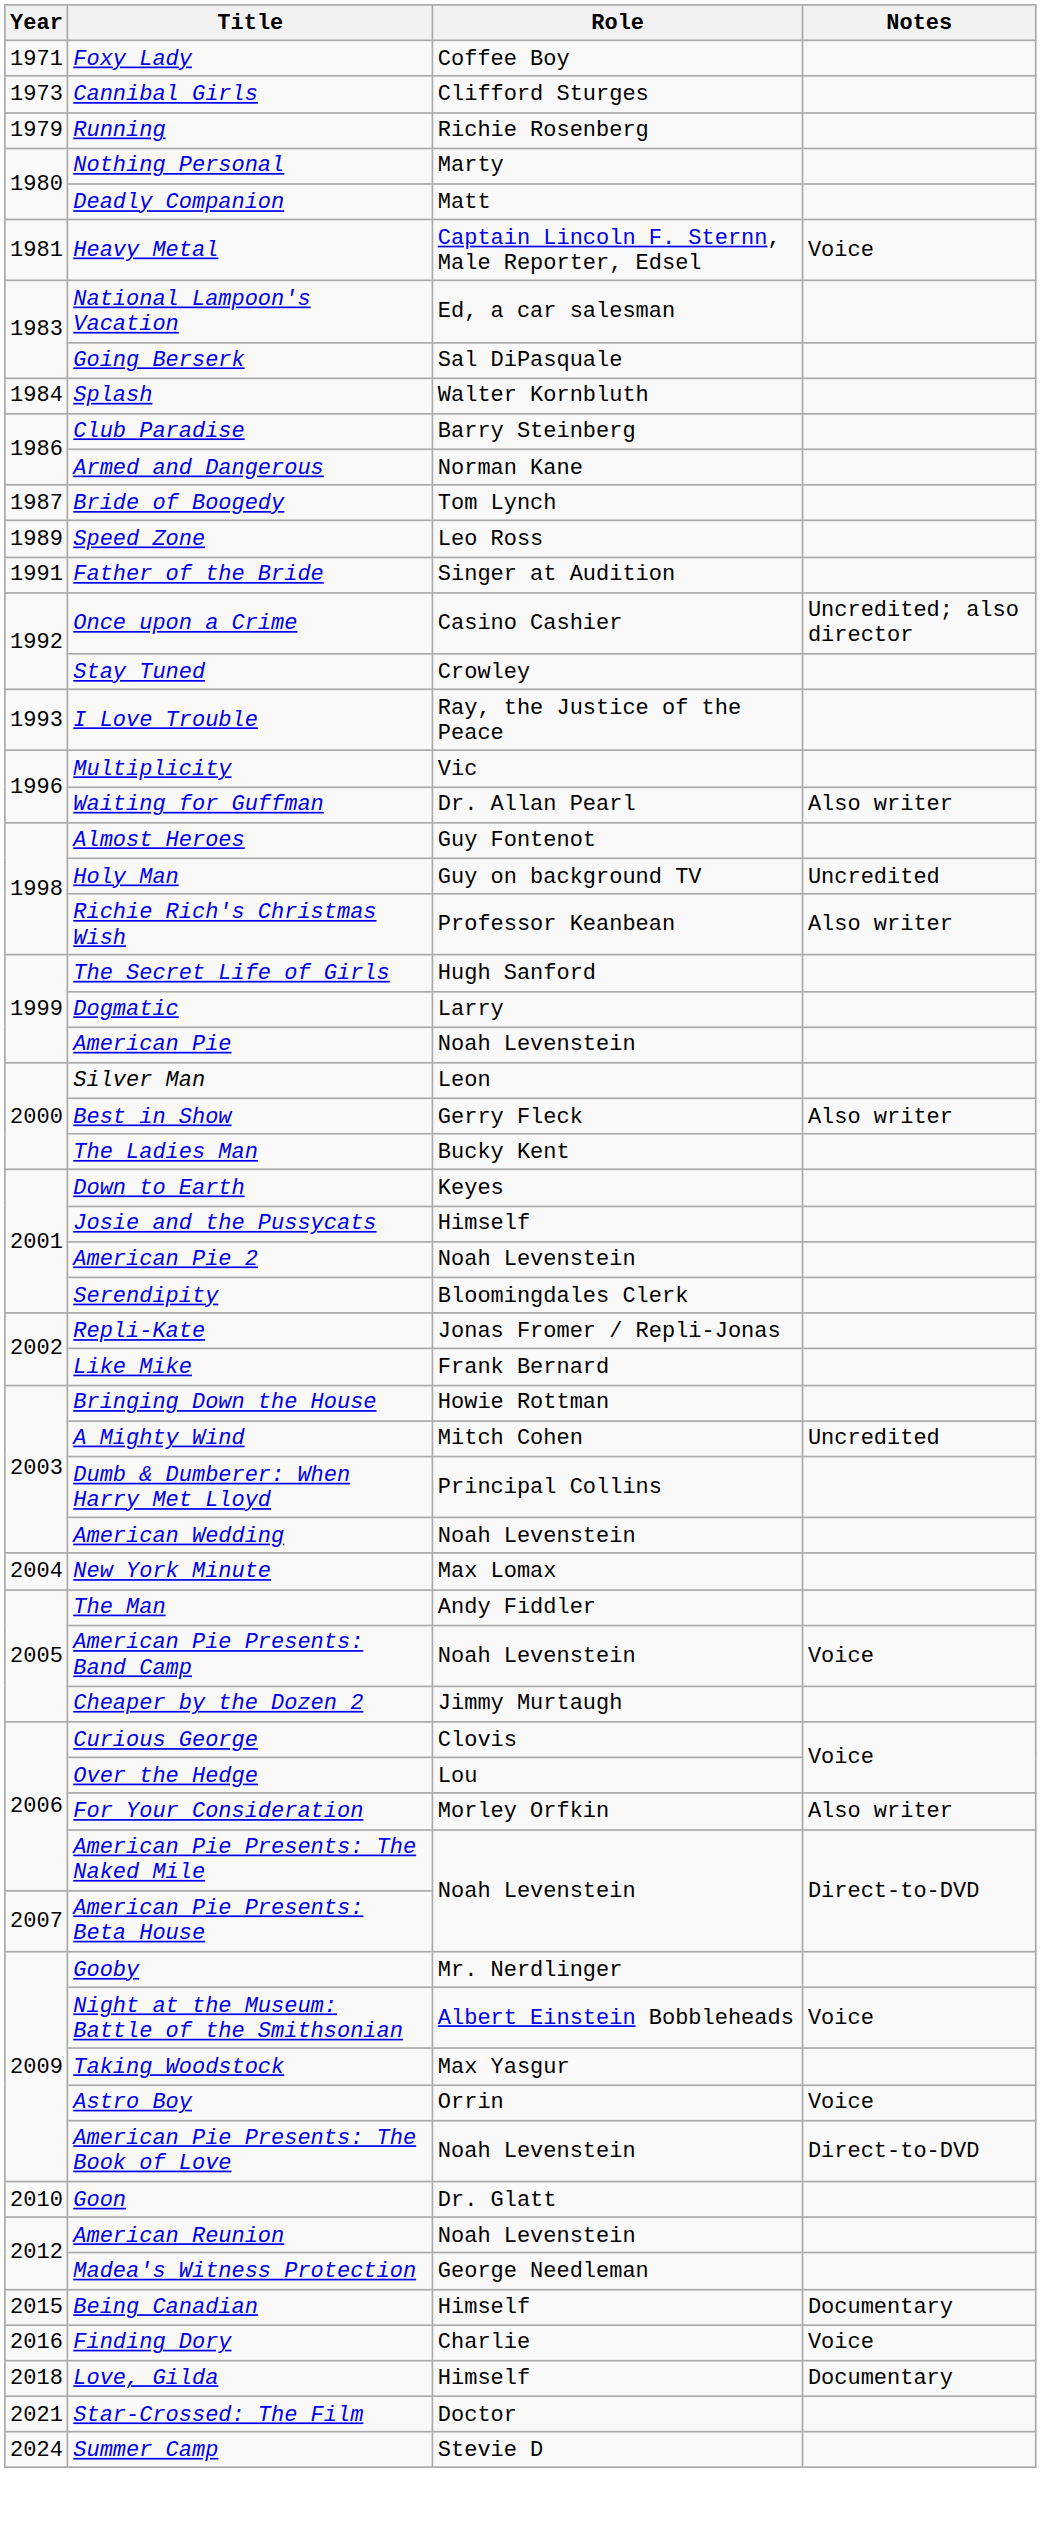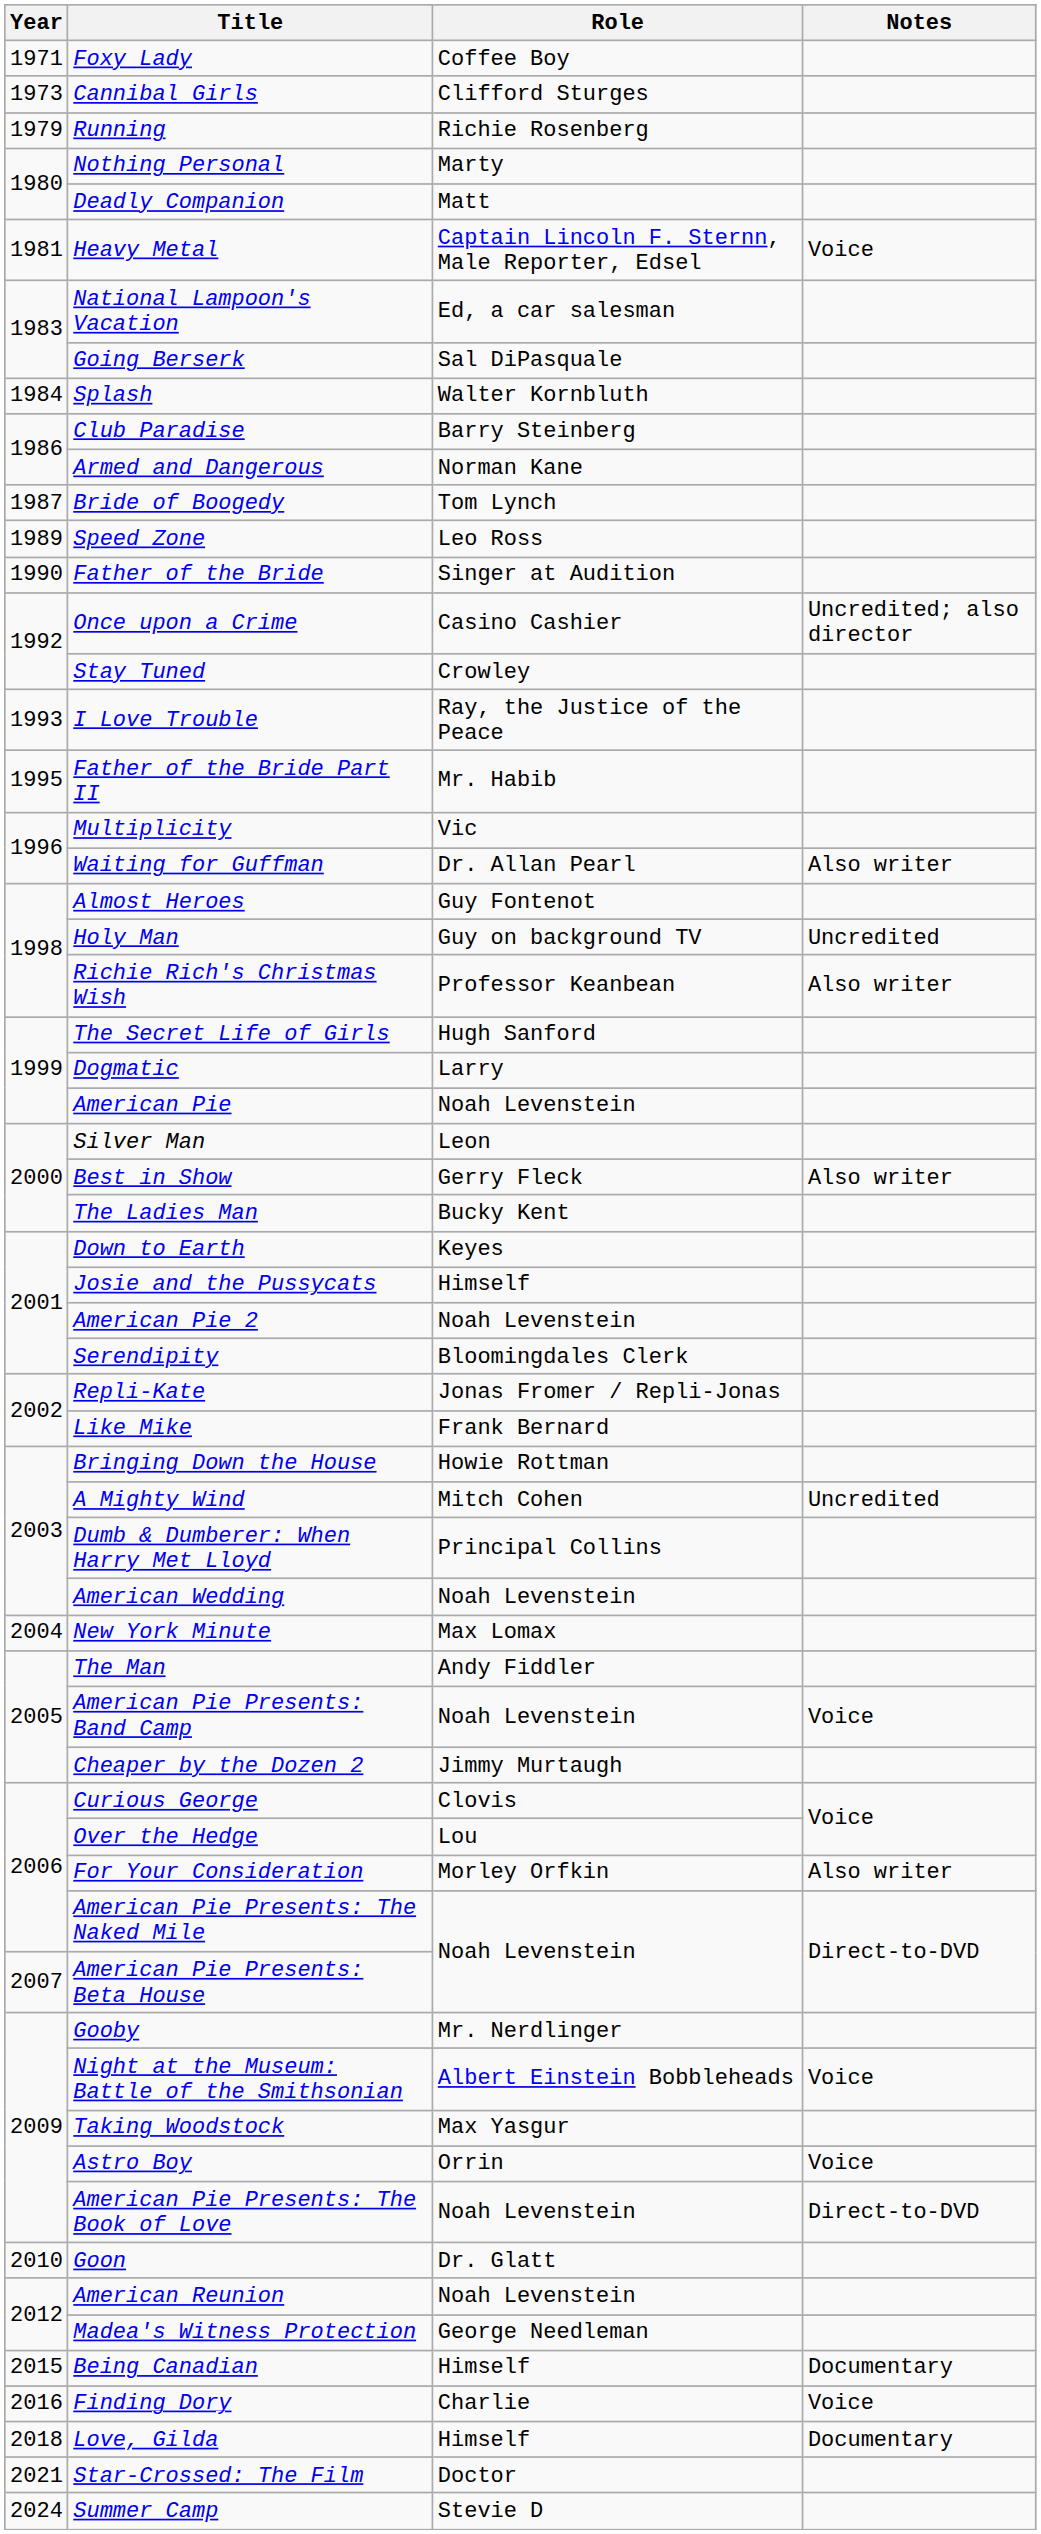(36, 575) 1991 -> (36, 575) 1990
+ row: (232, 781)
